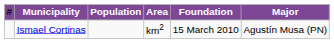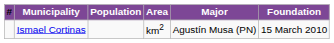columns swapped: (285, 12) <-> (206, 12)
